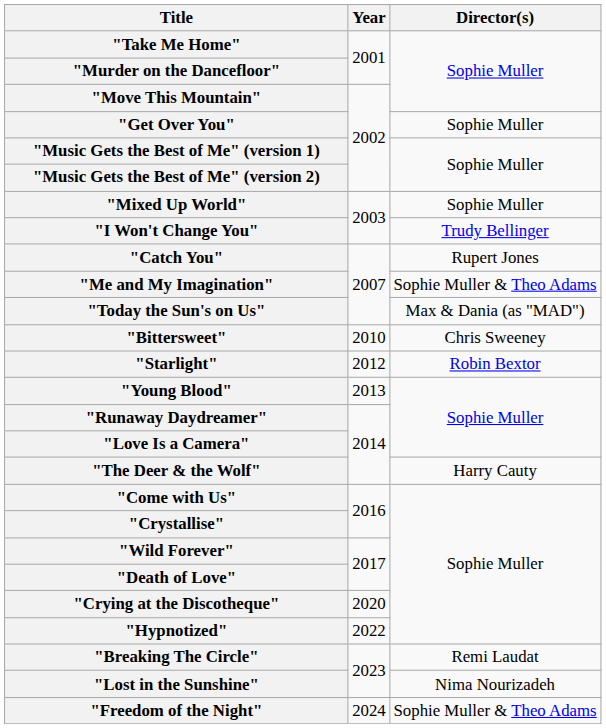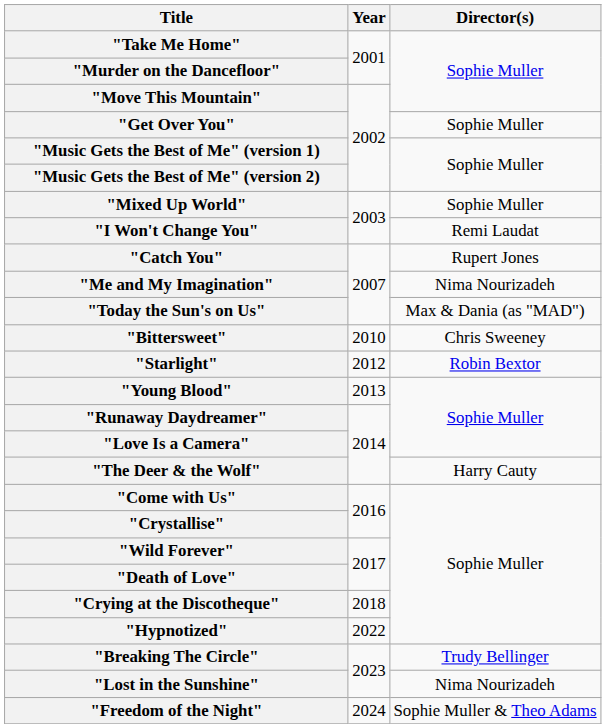(495, 230) Trudy Bellinger -> (495, 230) Remi Laudat
(495, 284) Sophie Muller & Theo Adams -> (495, 284) Nima Nourizadeh
(369, 603) 2020 -> (369, 603) 2018
(495, 657) Remi Laudat -> (495, 657) Trudy Bellinger
